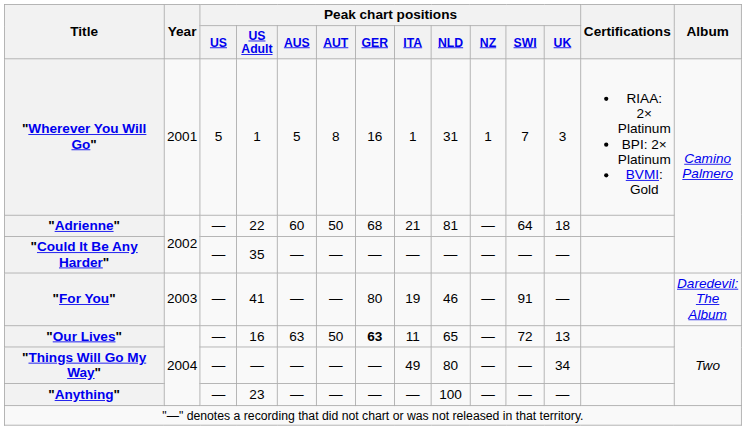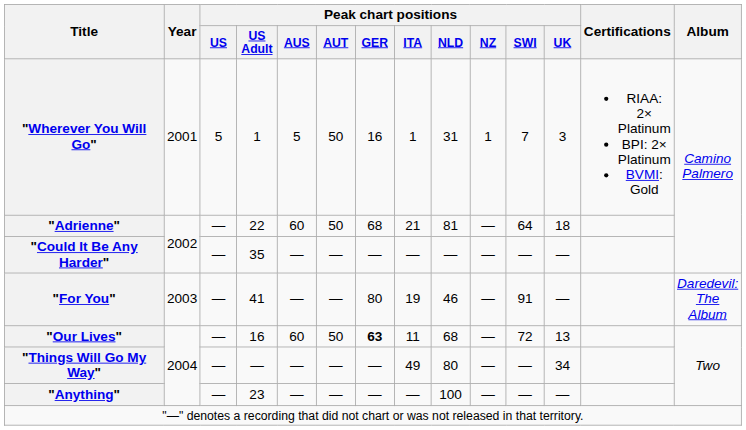(336, 136) 8 -> (336, 136) 50
(297, 336) 63 -> (297, 336) 60
(451, 336) 65 -> (451, 336) 68
